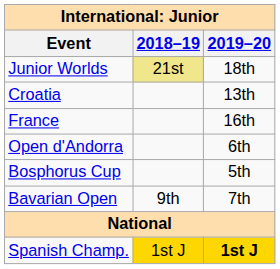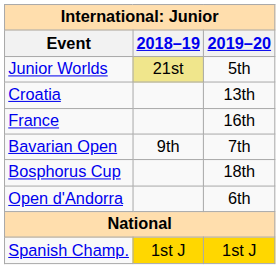(239, 69) 18th -> (239, 69) 5th
rows swapped: (63, 198) <-> (66, 146)
(239, 172) 5th -> (239, 172) 18th
(239, 250) bold -> (239, 250) normal
